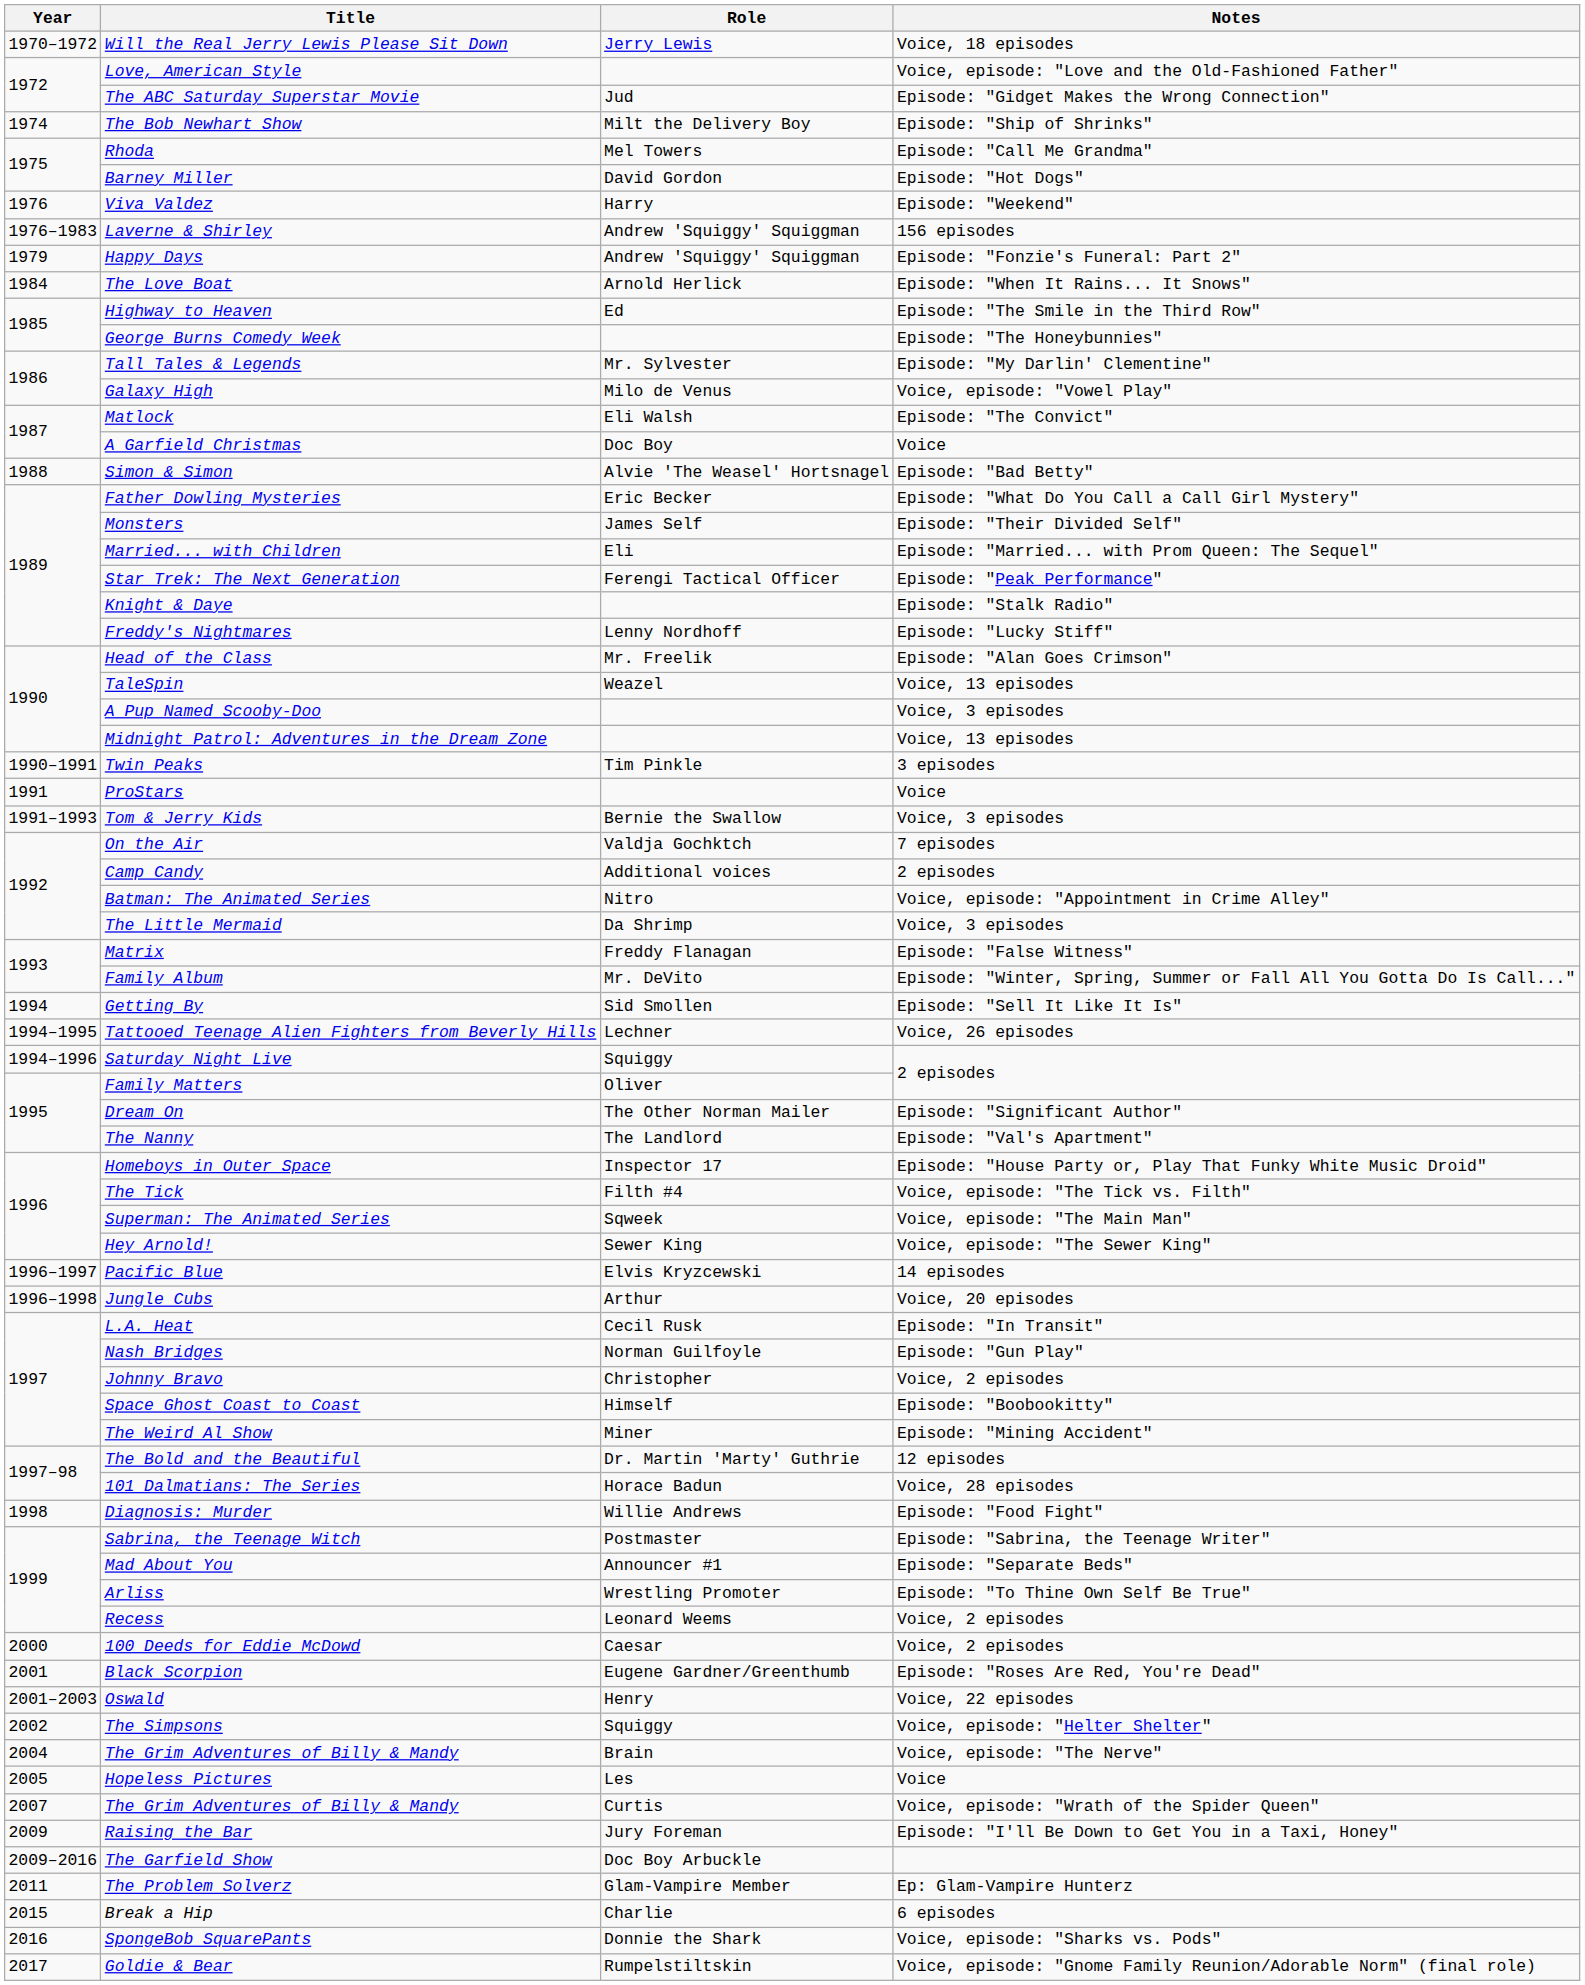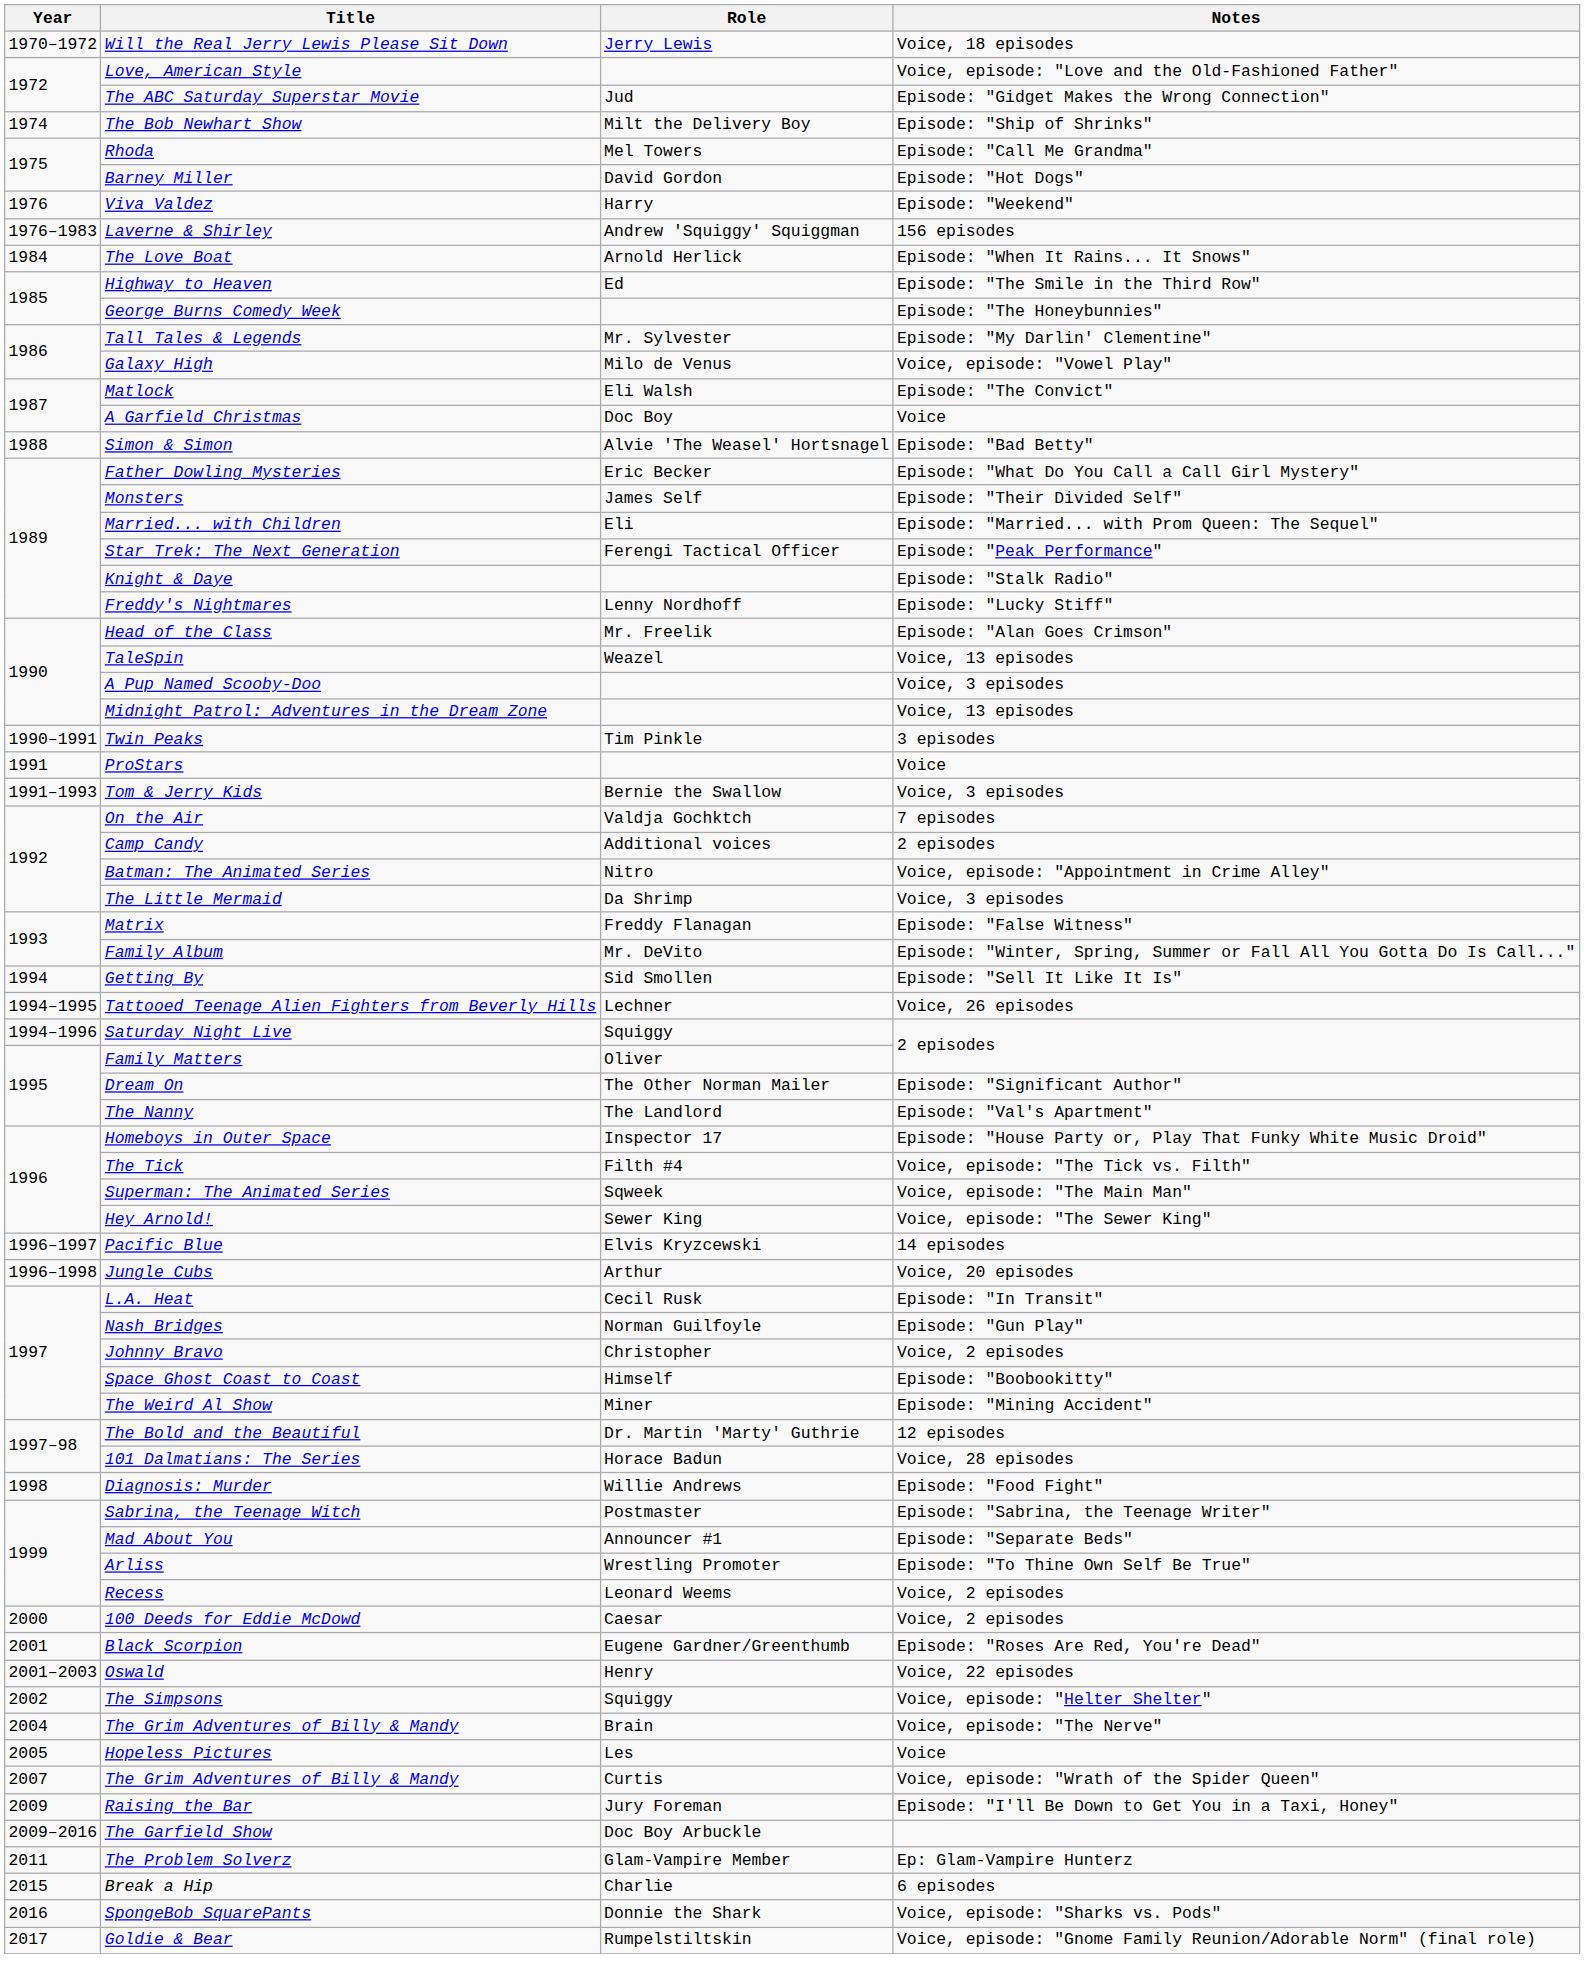- row: (154, 258)
